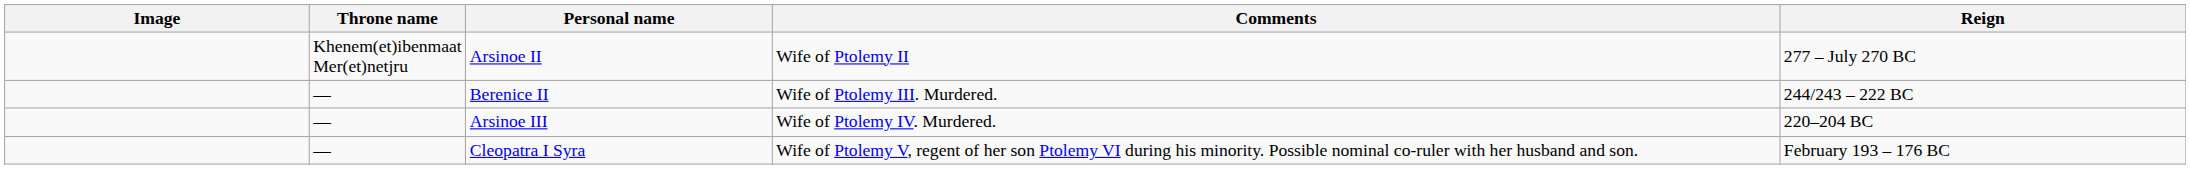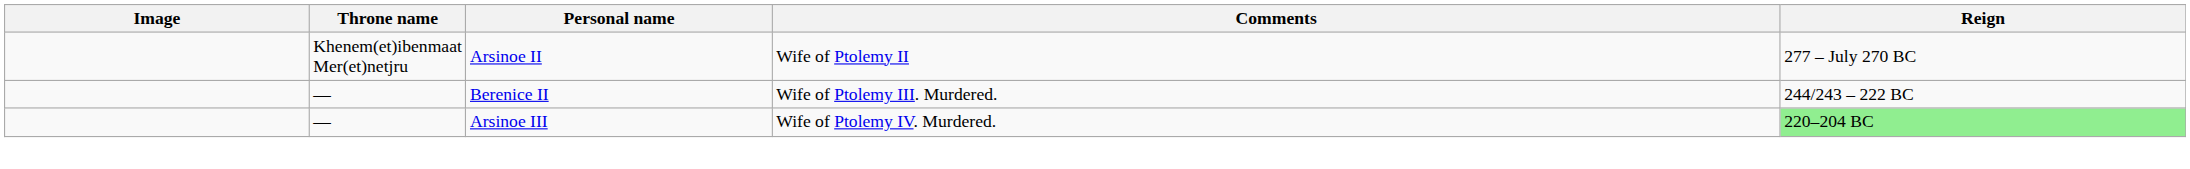(1829, 121) no background -> (1829, 121) lightgreen background
- row: (528, 149)
